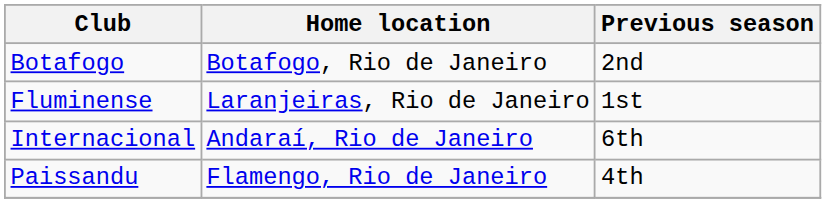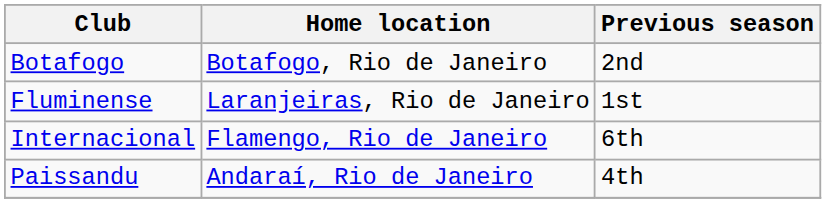(370, 140) Andaraí, Rio de Janeiro -> (377, 140) Flamengo, Rio de Janeiro
(377, 178) Flamengo, Rio de Janeiro -> (370, 178) Andaraí, Rio de Janeiro
